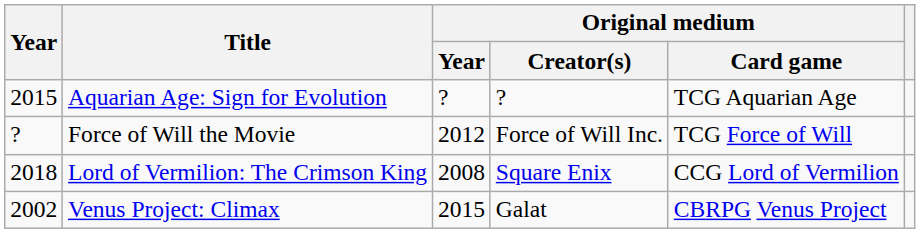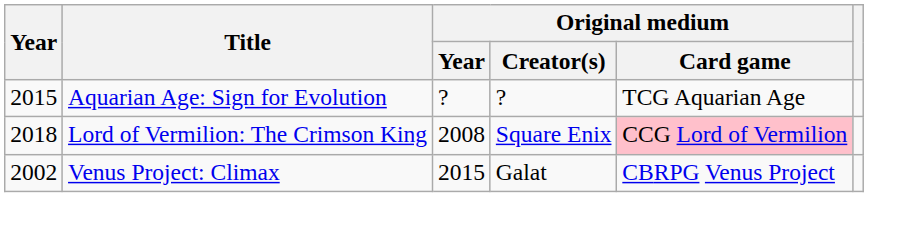- row: (182, 135)
(786, 172) no background -> (735, 135) pink background
